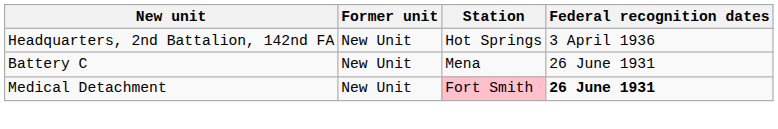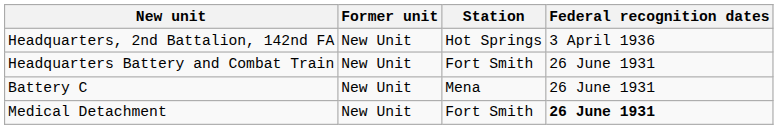+ row: (171, 64)
(489, 88) pink background -> (489, 112) no background
